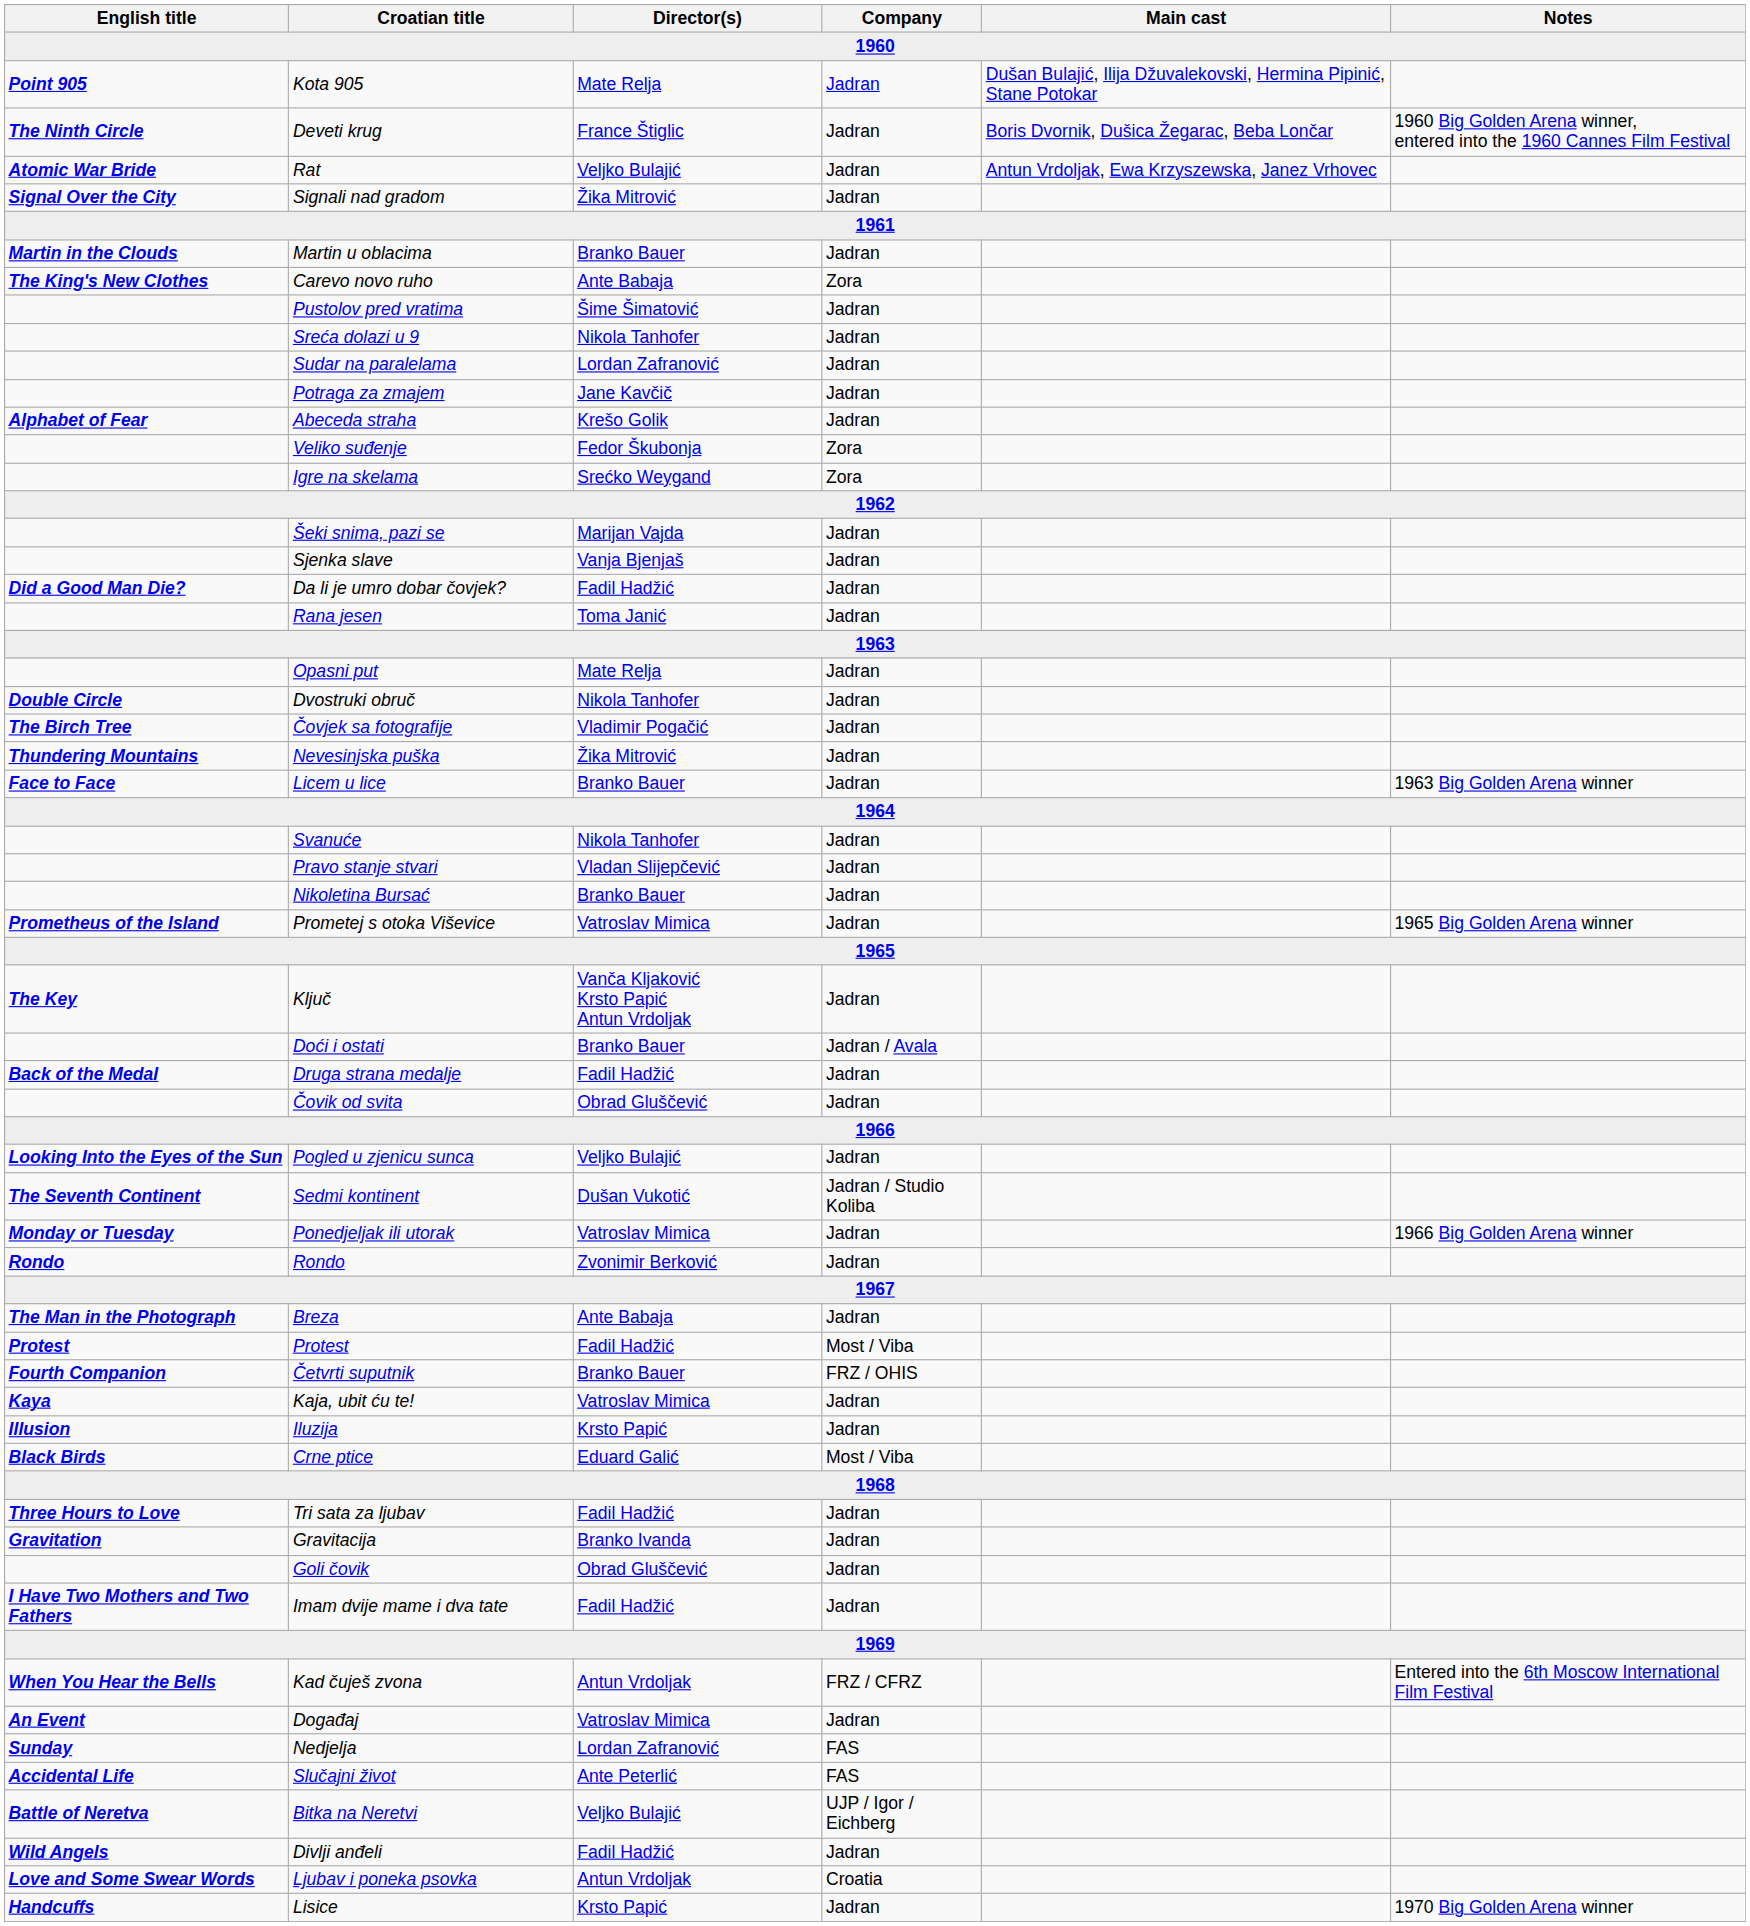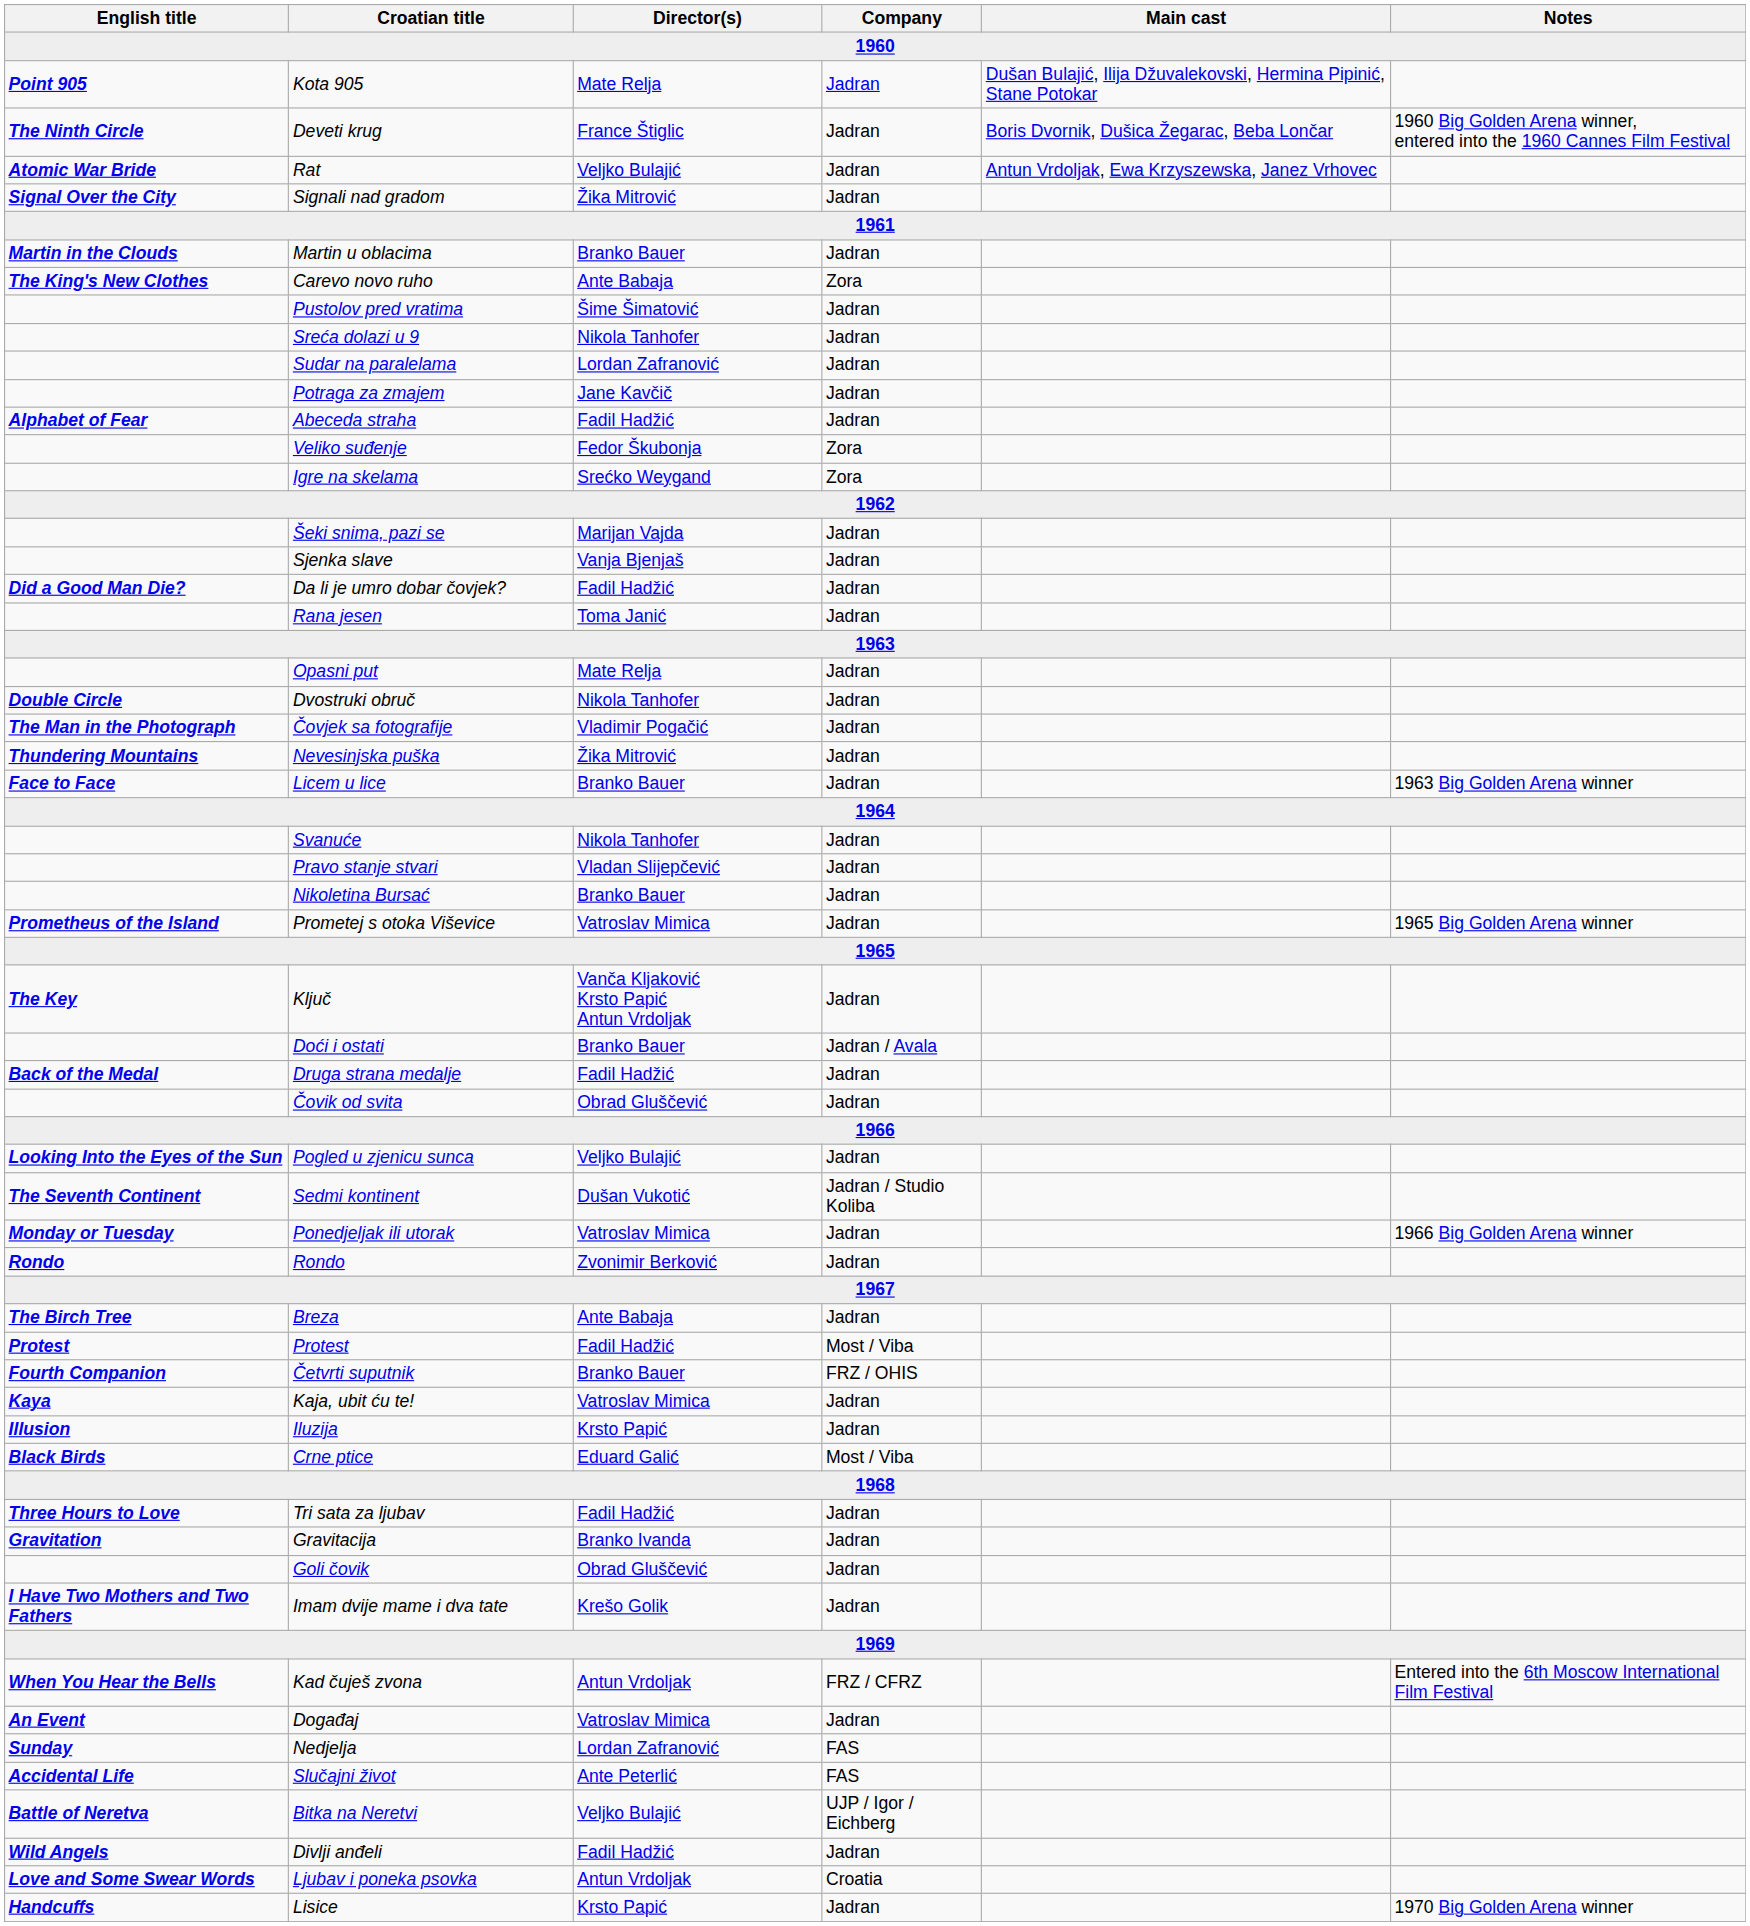(623, 420) Krešo Golik -> (626, 420) Fadil Hadžić
(70, 727) The Birch Tree -> (122, 727) The Man in the Photograph
(122, 1317) The Man in the Photograph -> (70, 1317) The Birch Tree
(626, 1606) Fadil Hadžić -> (623, 1606) Krešo Golik
